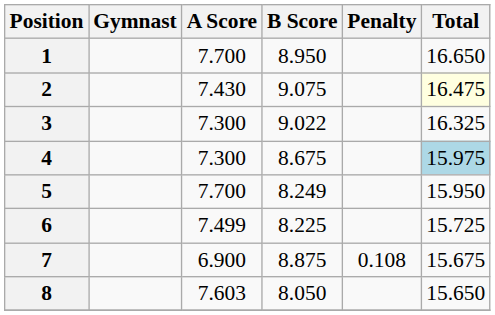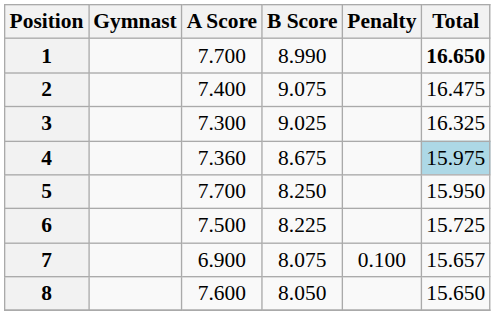(302, 55) 8.950 -> (302, 55) 8.990
(456, 55) normal -> (456, 55) bold
(222, 89) 7.430 -> (222, 89) 7.400
(456, 89) lightyellow background -> (456, 89) no background
(302, 123) 9.022 -> (302, 123) 9.025
(222, 157) 7.300 -> (222, 157) 7.360
(302, 191) 8.249 -> (302, 191) 8.250
(222, 225) 7.499 -> (222, 225) 7.500
(302, 259) 8.875 -> (302, 259) 8.075
(382, 259) 0.108 -> (382, 259) 0.100
(456, 259) 15.675 -> (456, 259) 15.657
(222, 293) 7.603 -> (222, 293) 7.600
